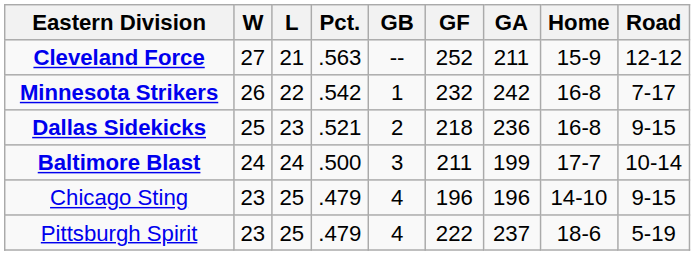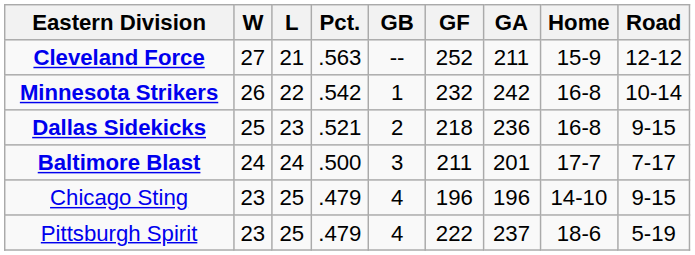(654, 93) 7-17 -> (654, 93) 10-14
(511, 163) 199 -> (511, 163) 201
(654, 163) 10-14 -> (654, 163) 7-17
